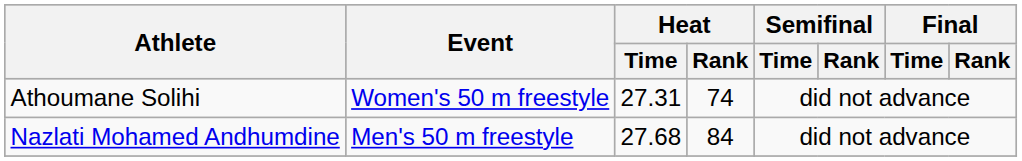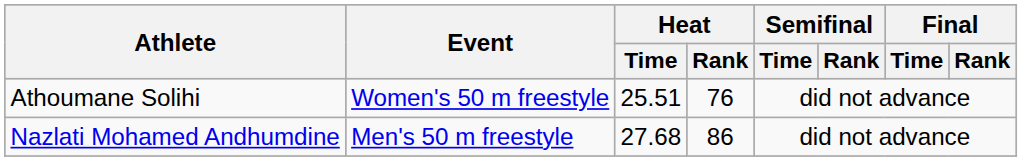(651, 99) 27.31 -> (651, 99) 25.51
(720, 99) 74 -> (720, 99) 76
(720, 137) 84 -> (720, 137) 86
